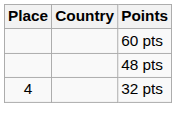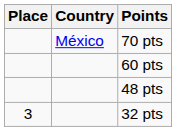+ row: (142, 41)
(28, 89) 4 -> (28, 114) 3
